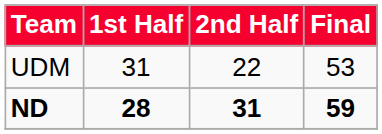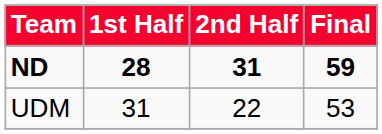rows swapped: (40, 66) <-> (30, 107)
